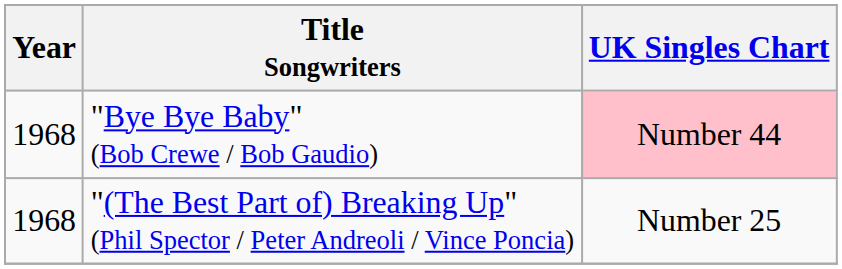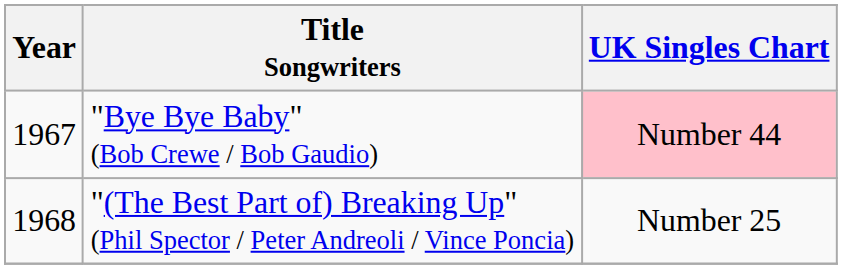(44, 133) 1968 -> (44, 133) 1967
